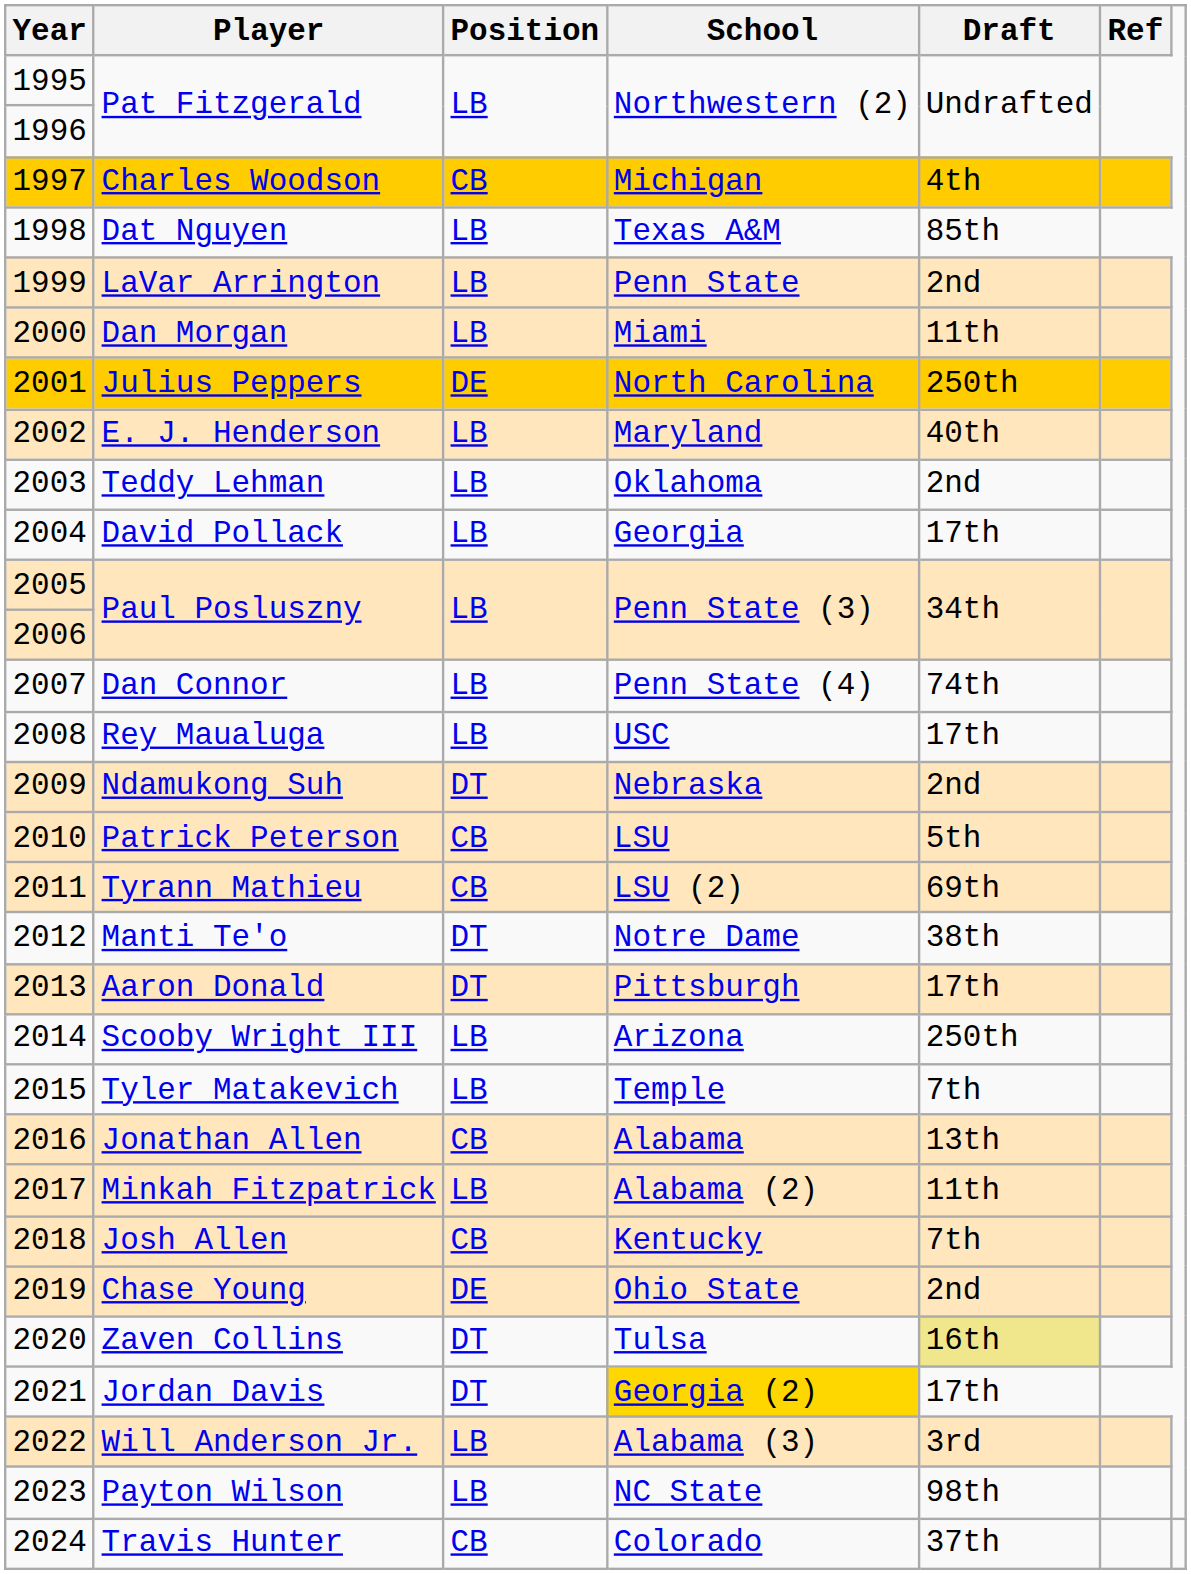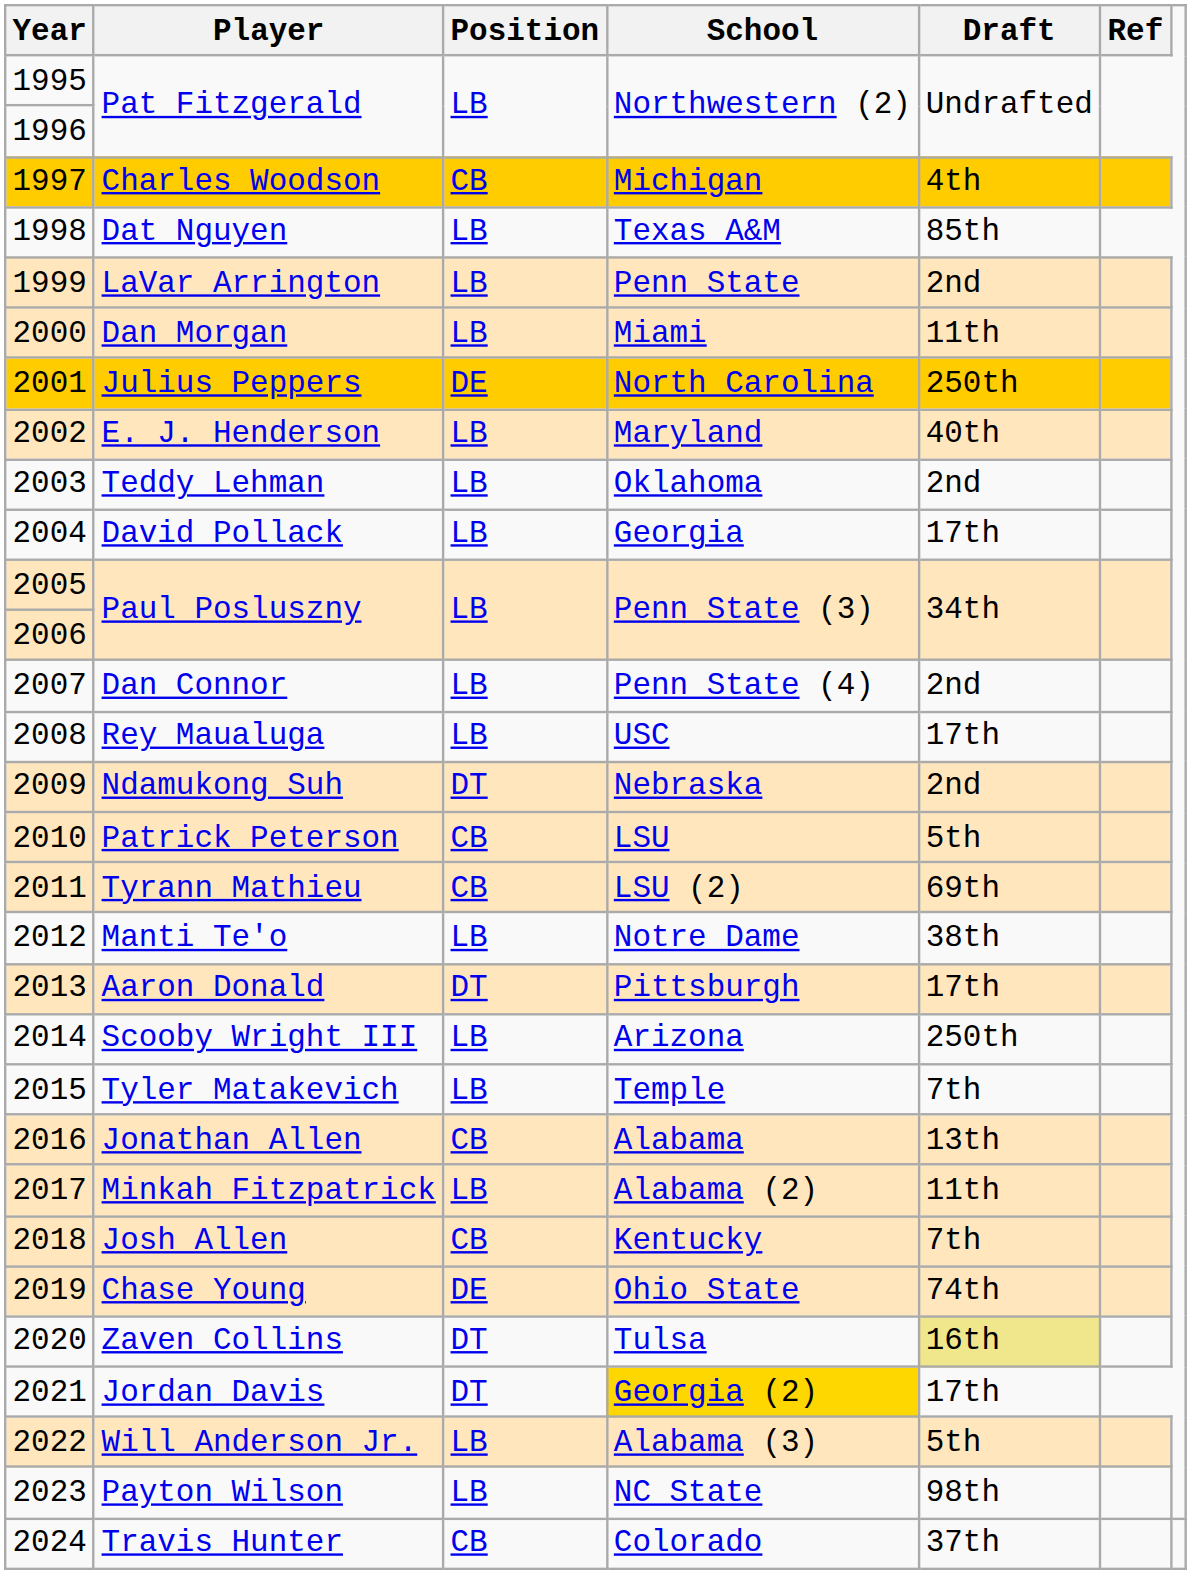(963, 686) 74th -> (954, 686) 2nd
(469, 938) DT -> (469, 938) LB
(954, 1291) 2nd -> (963, 1291) 74th
(954, 1442) 3rd -> (954, 1442) 5th
